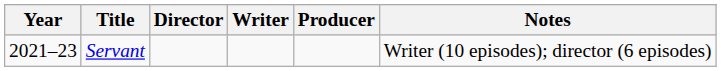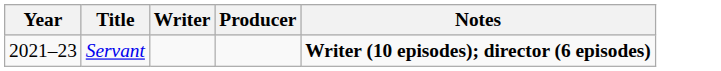- column: (189, 19)
(548, 50) normal -> (478, 50) bold
